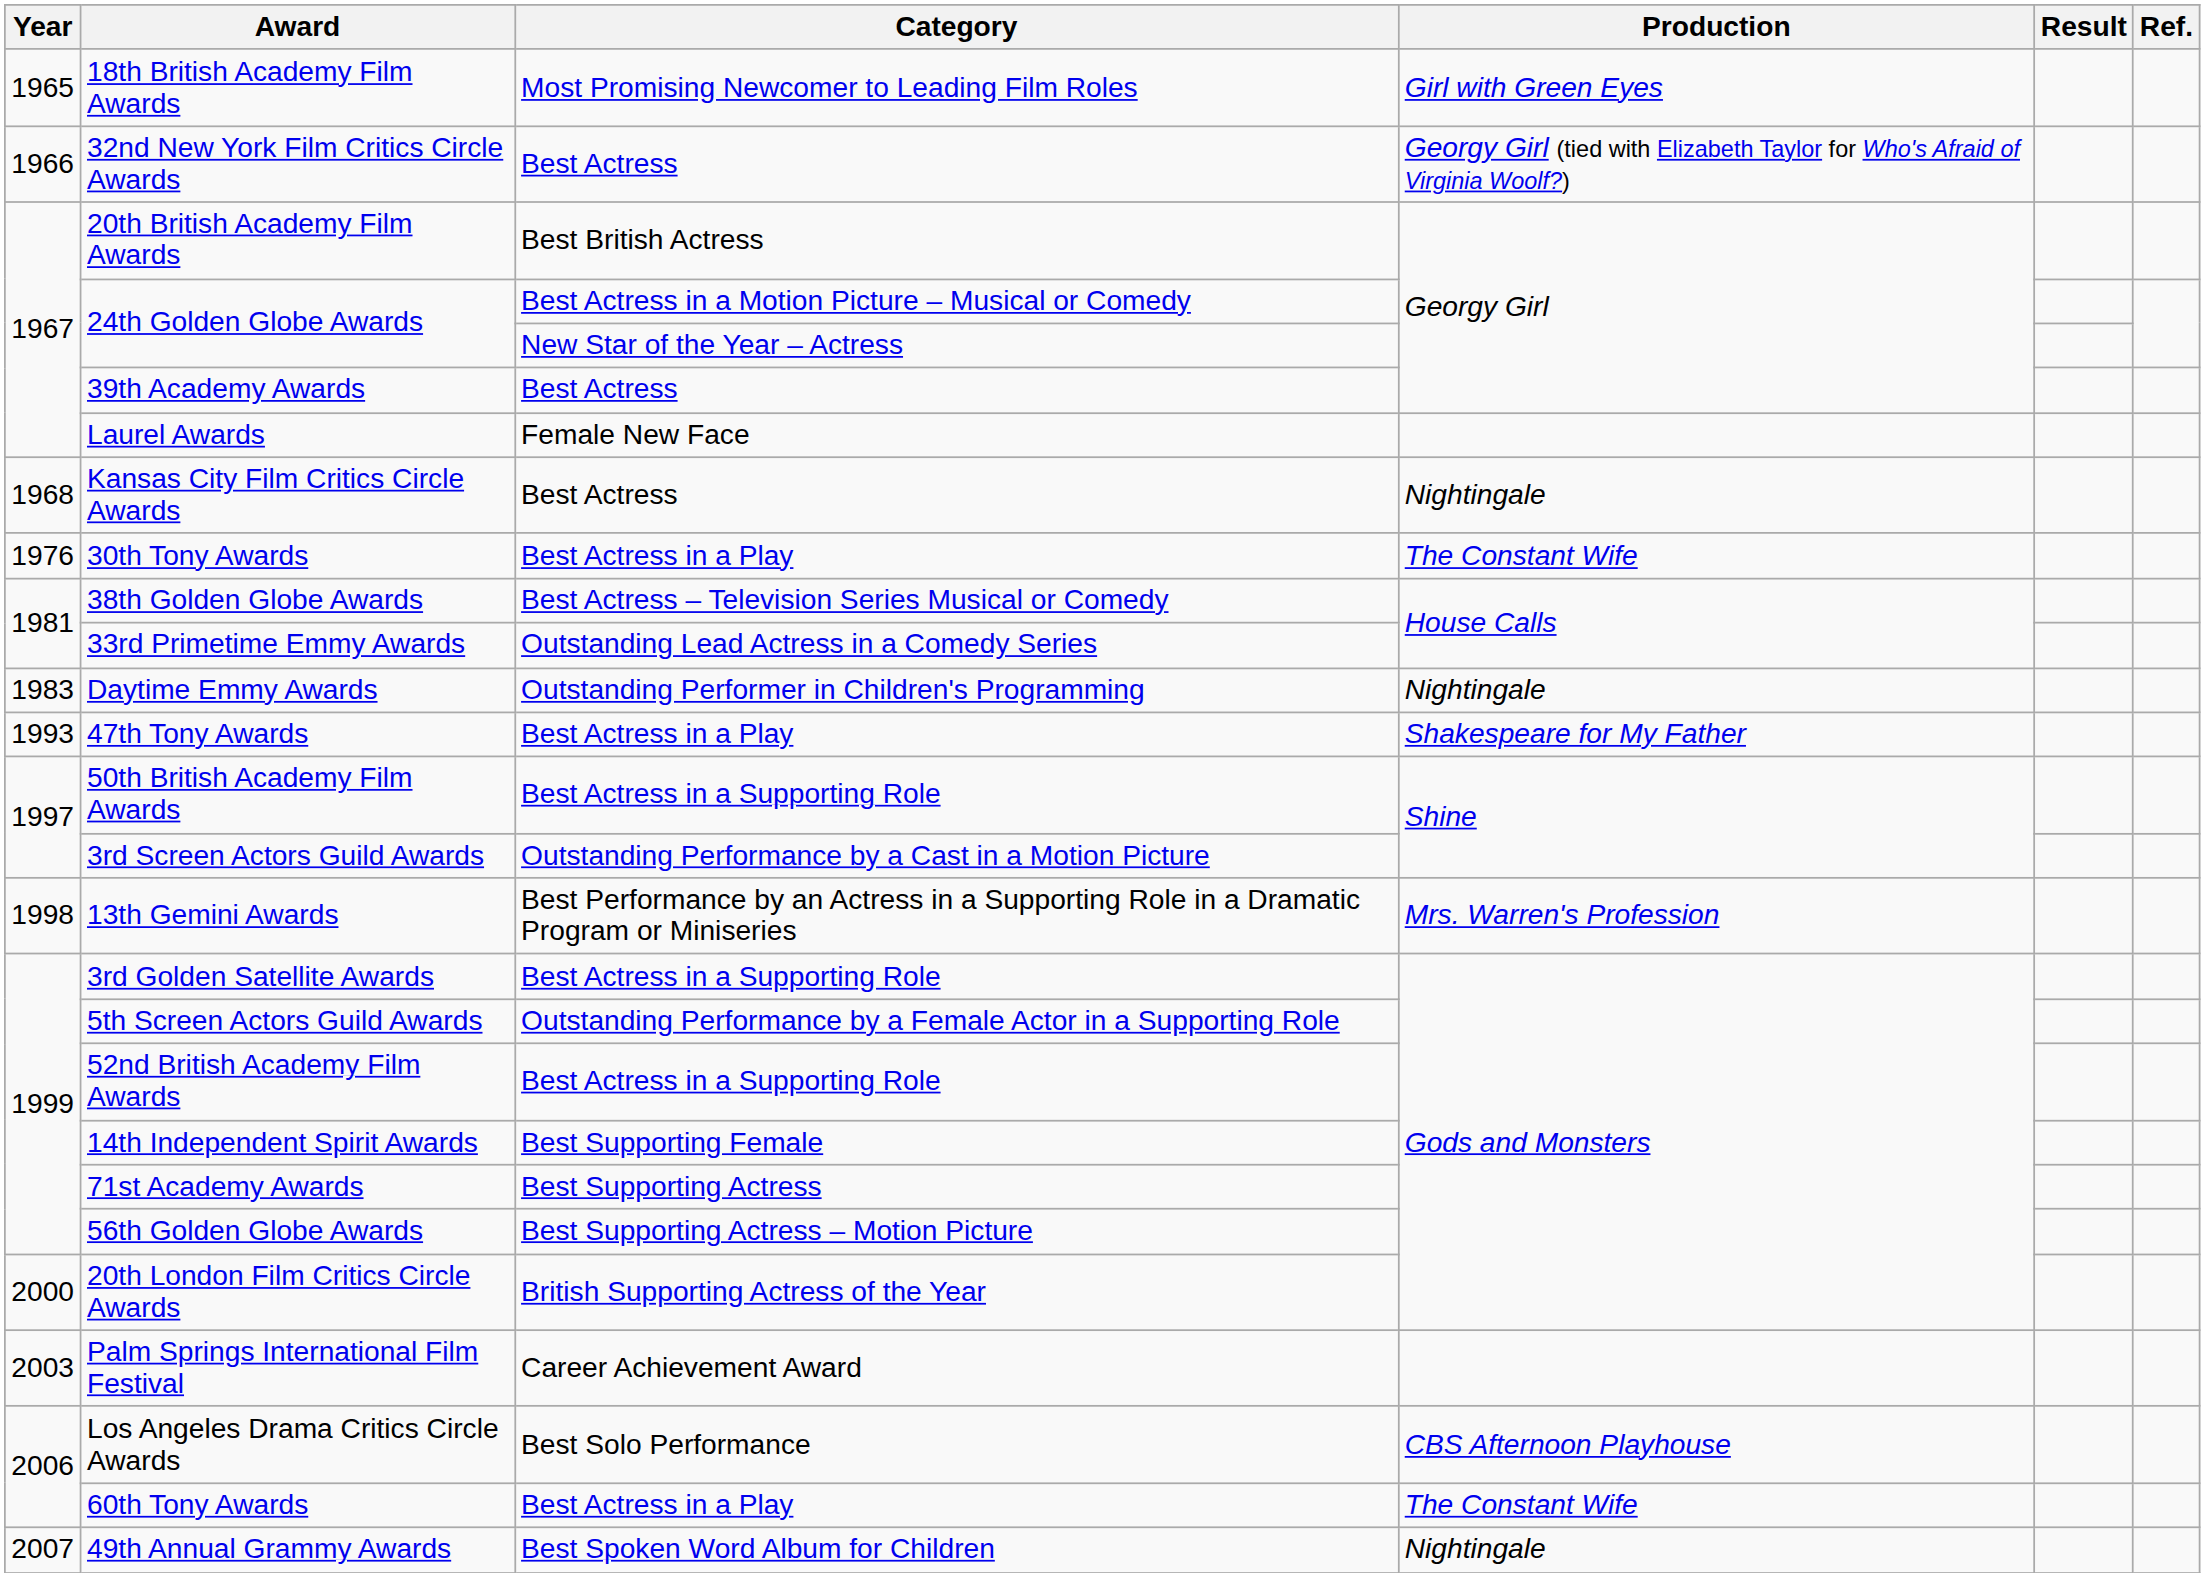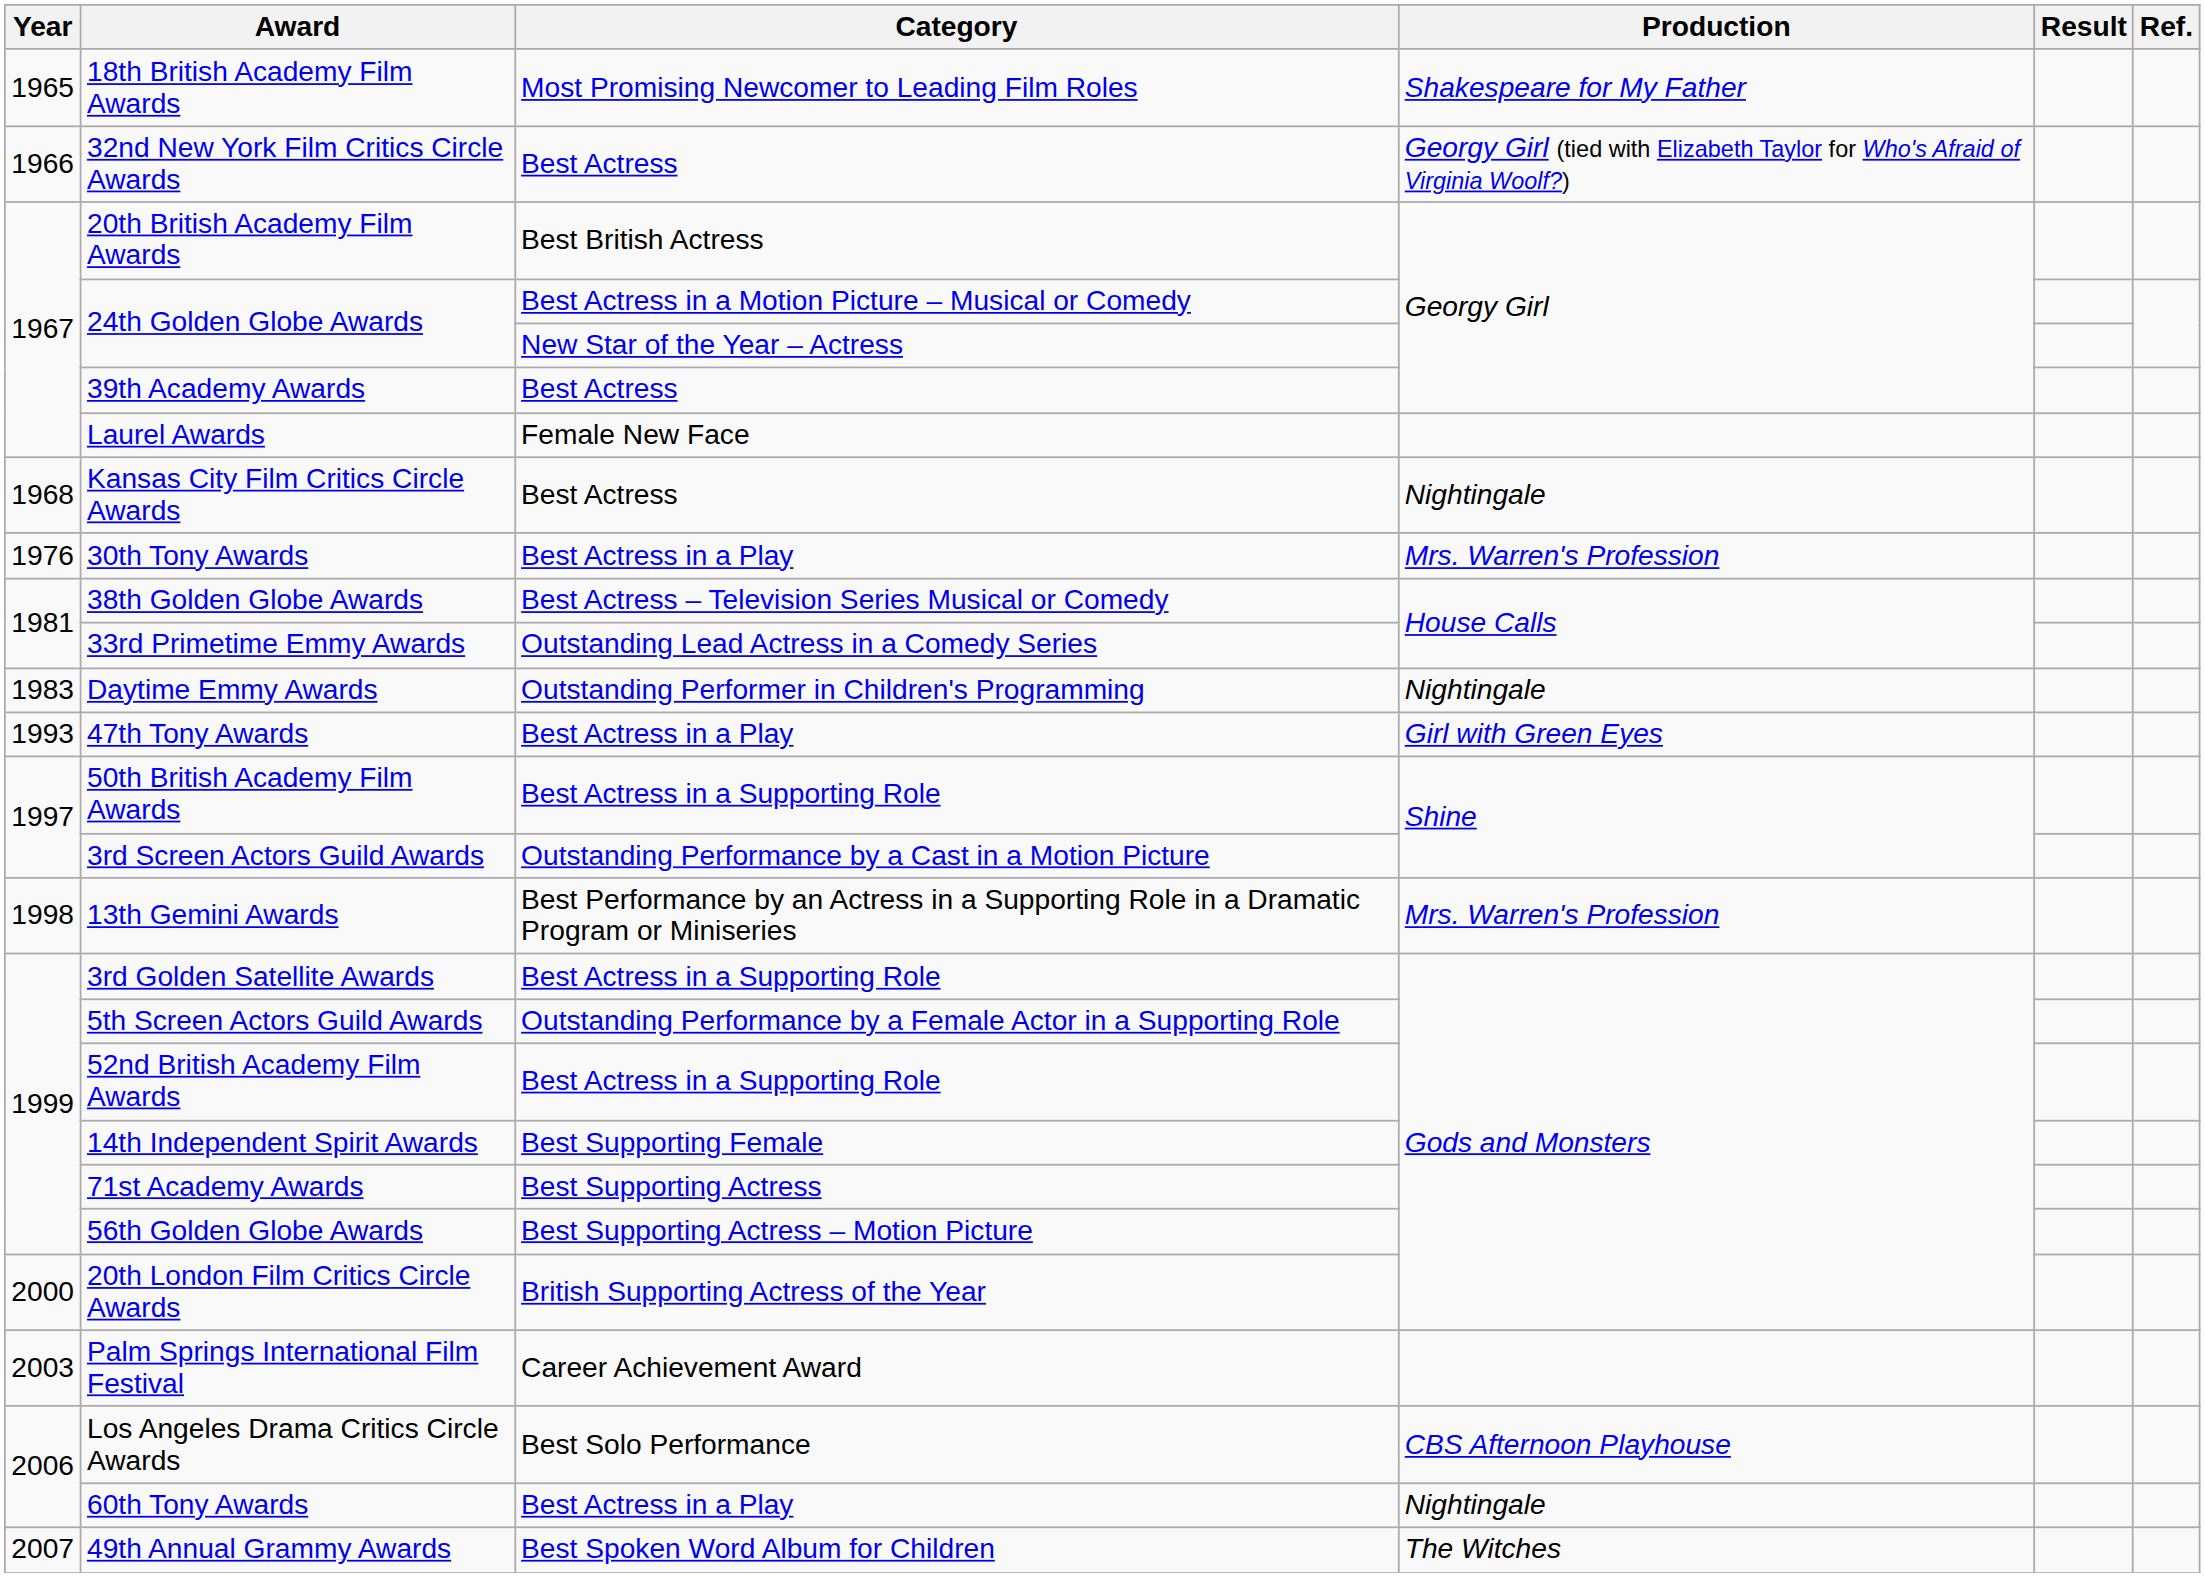(1534, 87) Girl with Green Eyes -> (1575, 87) Shakespeare for My Father
(1521, 555) The Constant Wife -> (1562, 555) Mrs. Warren's Profession
(1575, 734) Shakespeare for My Father -> (1534, 734) Girl with Green Eyes
(1521, 1504) The Constant Wife -> (1475, 1504) Nightingale
(1475, 1549) Nightingale -> (1483, 1549) The Witches
